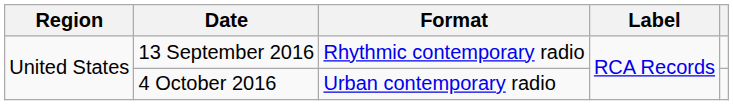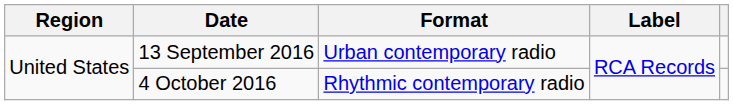(454, 52) Rhythmic contemporary radio -> (440, 52) Urban contemporary radio
(440, 83) Urban contemporary radio -> (454, 83) Rhythmic contemporary radio
